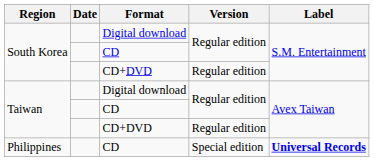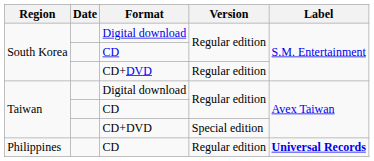(229, 128) Regular edition -> (228, 128) Special edition
(228, 147) Special edition -> (229, 147) Regular edition
